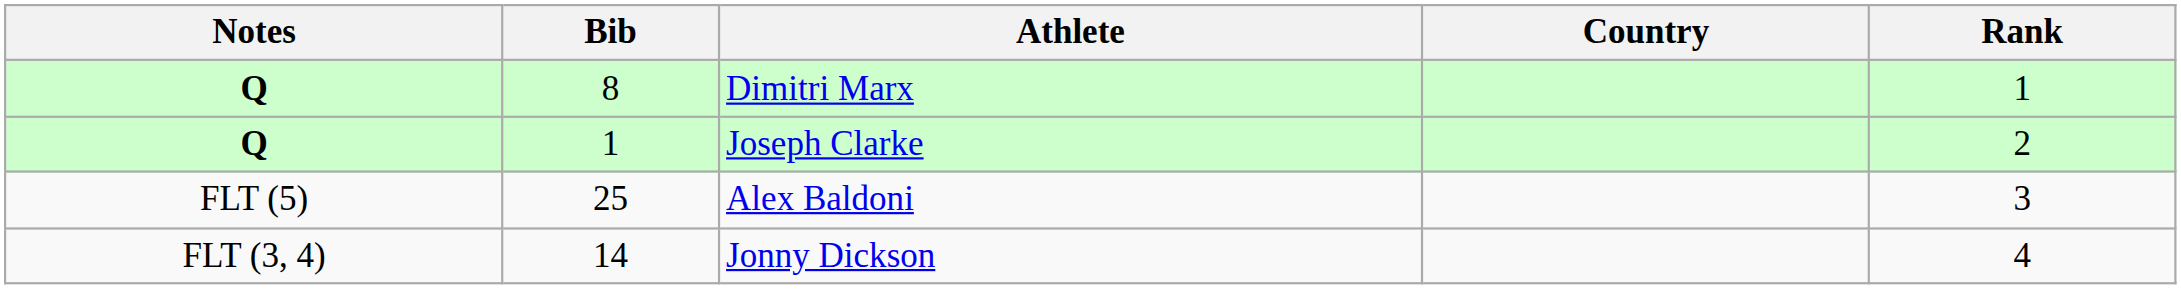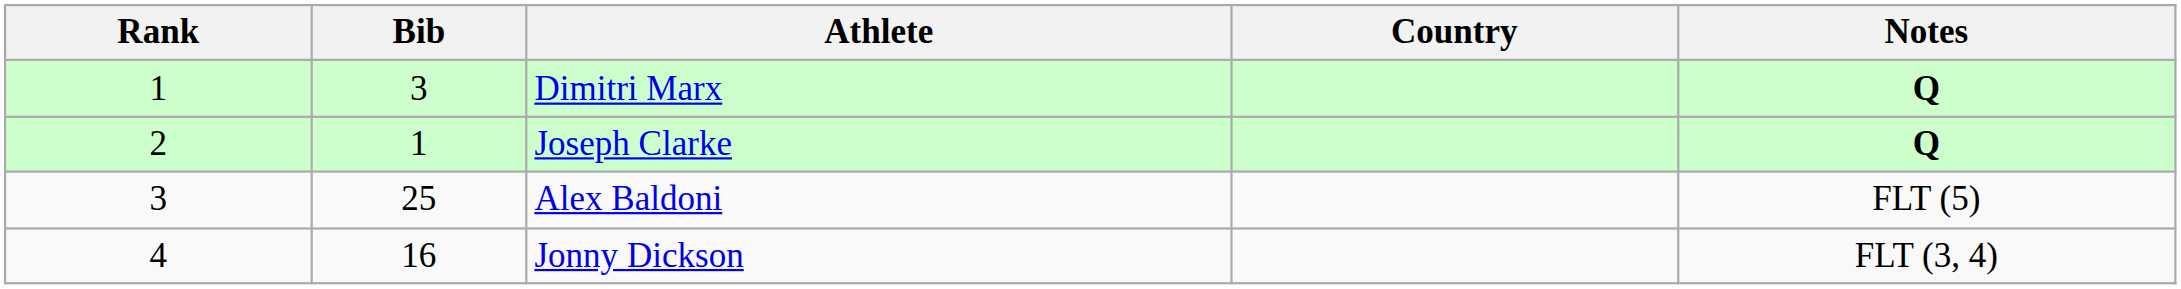columns swapped: (2022, 32) <-> (254, 32)
(610, 87) 8 -> (419, 87) 3
(610, 254) 14 -> (419, 254) 16
